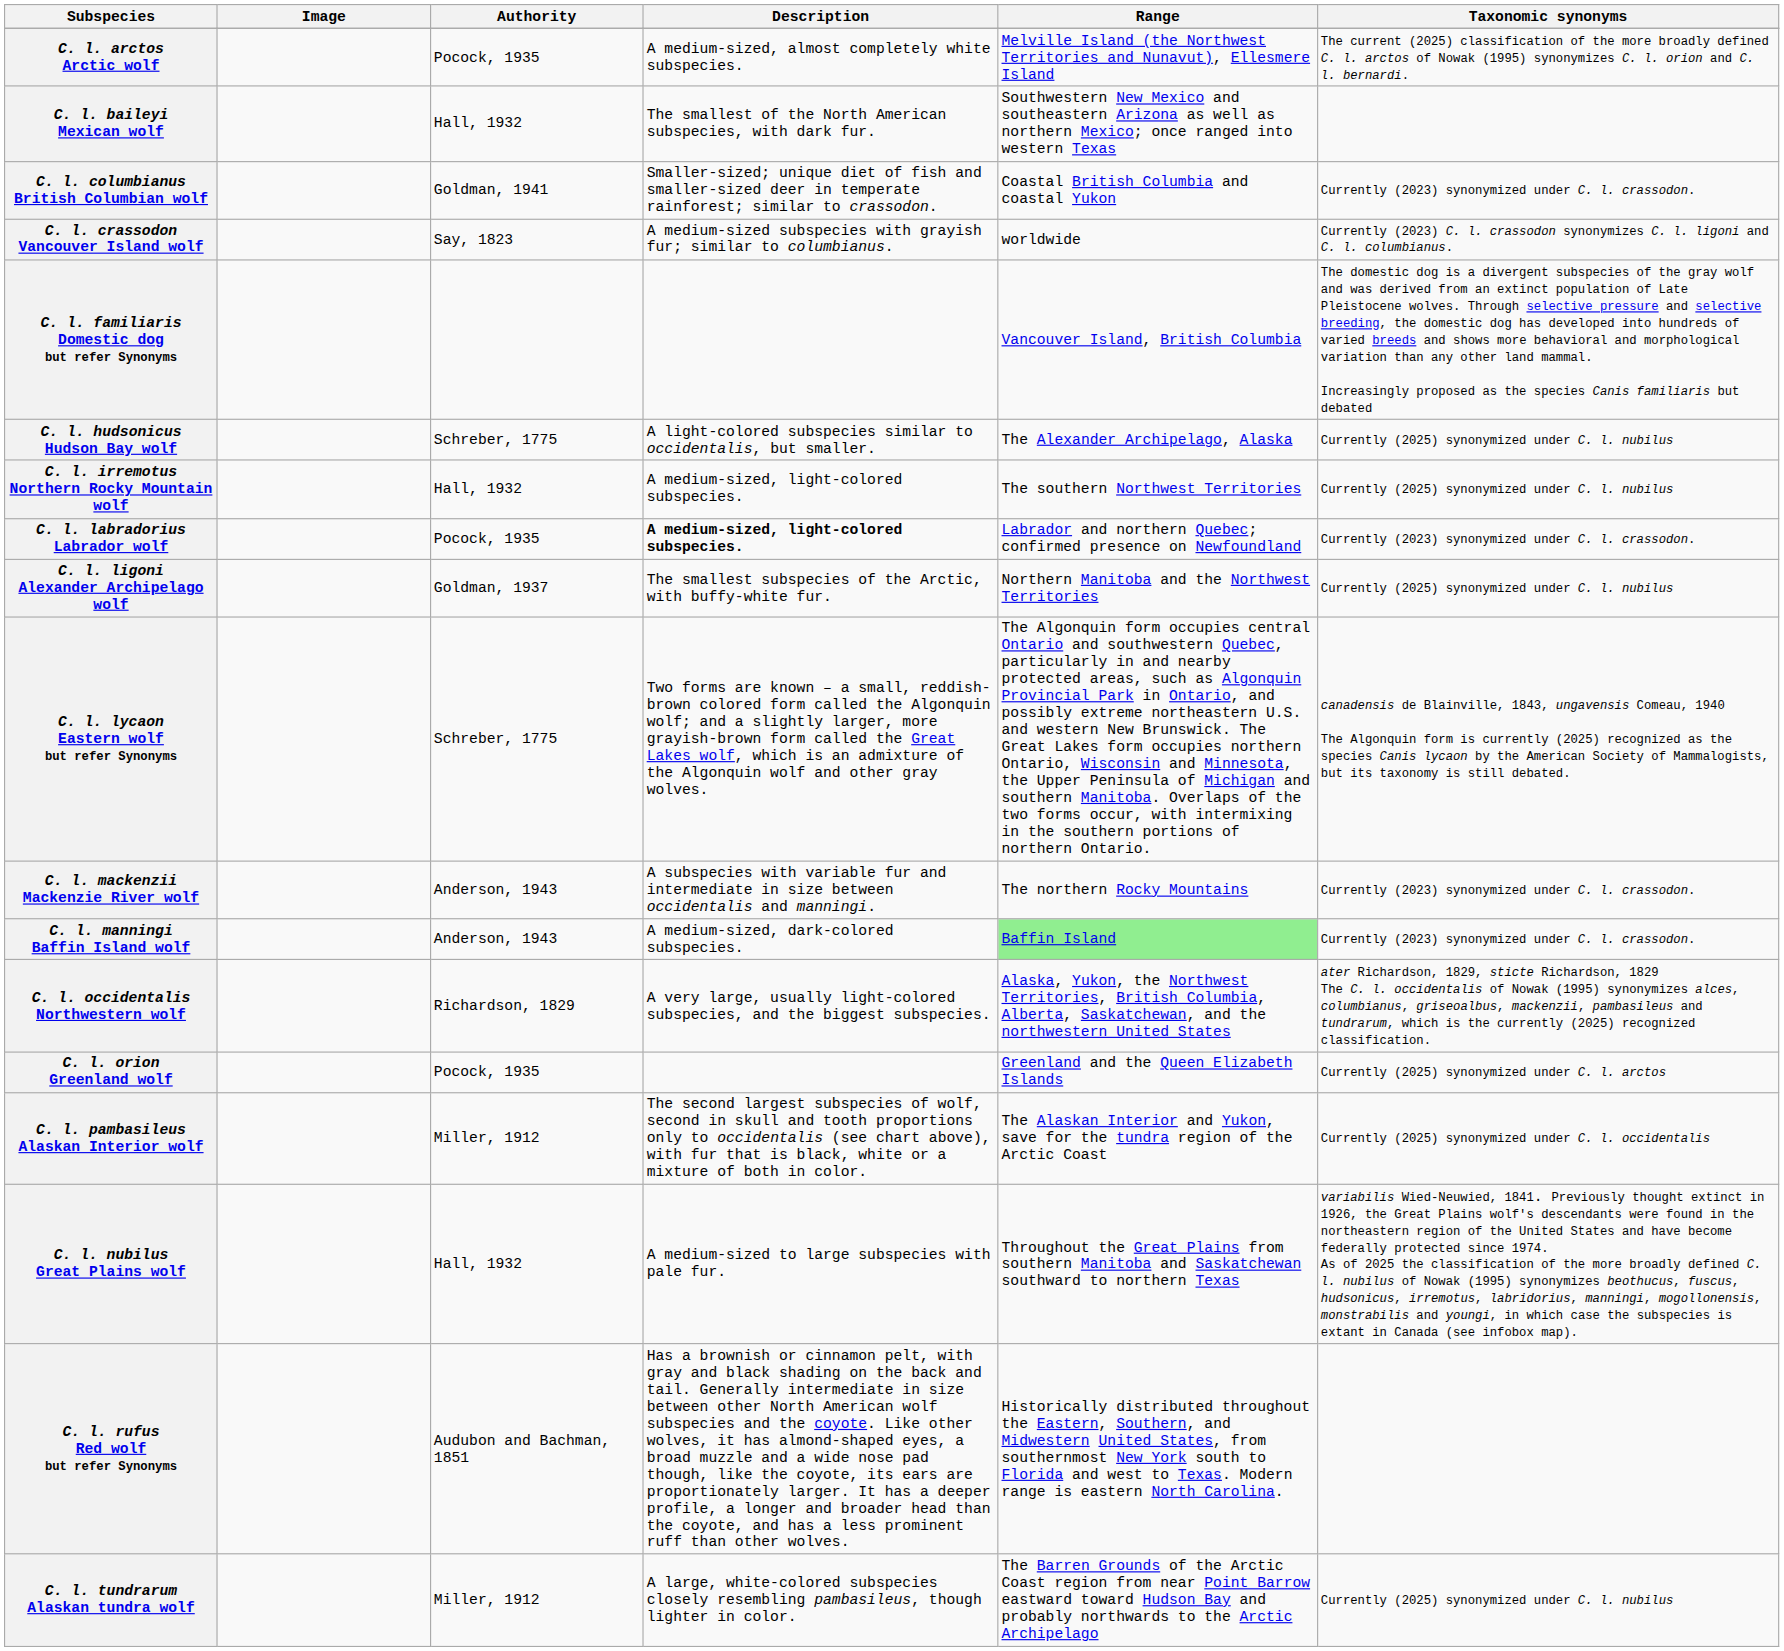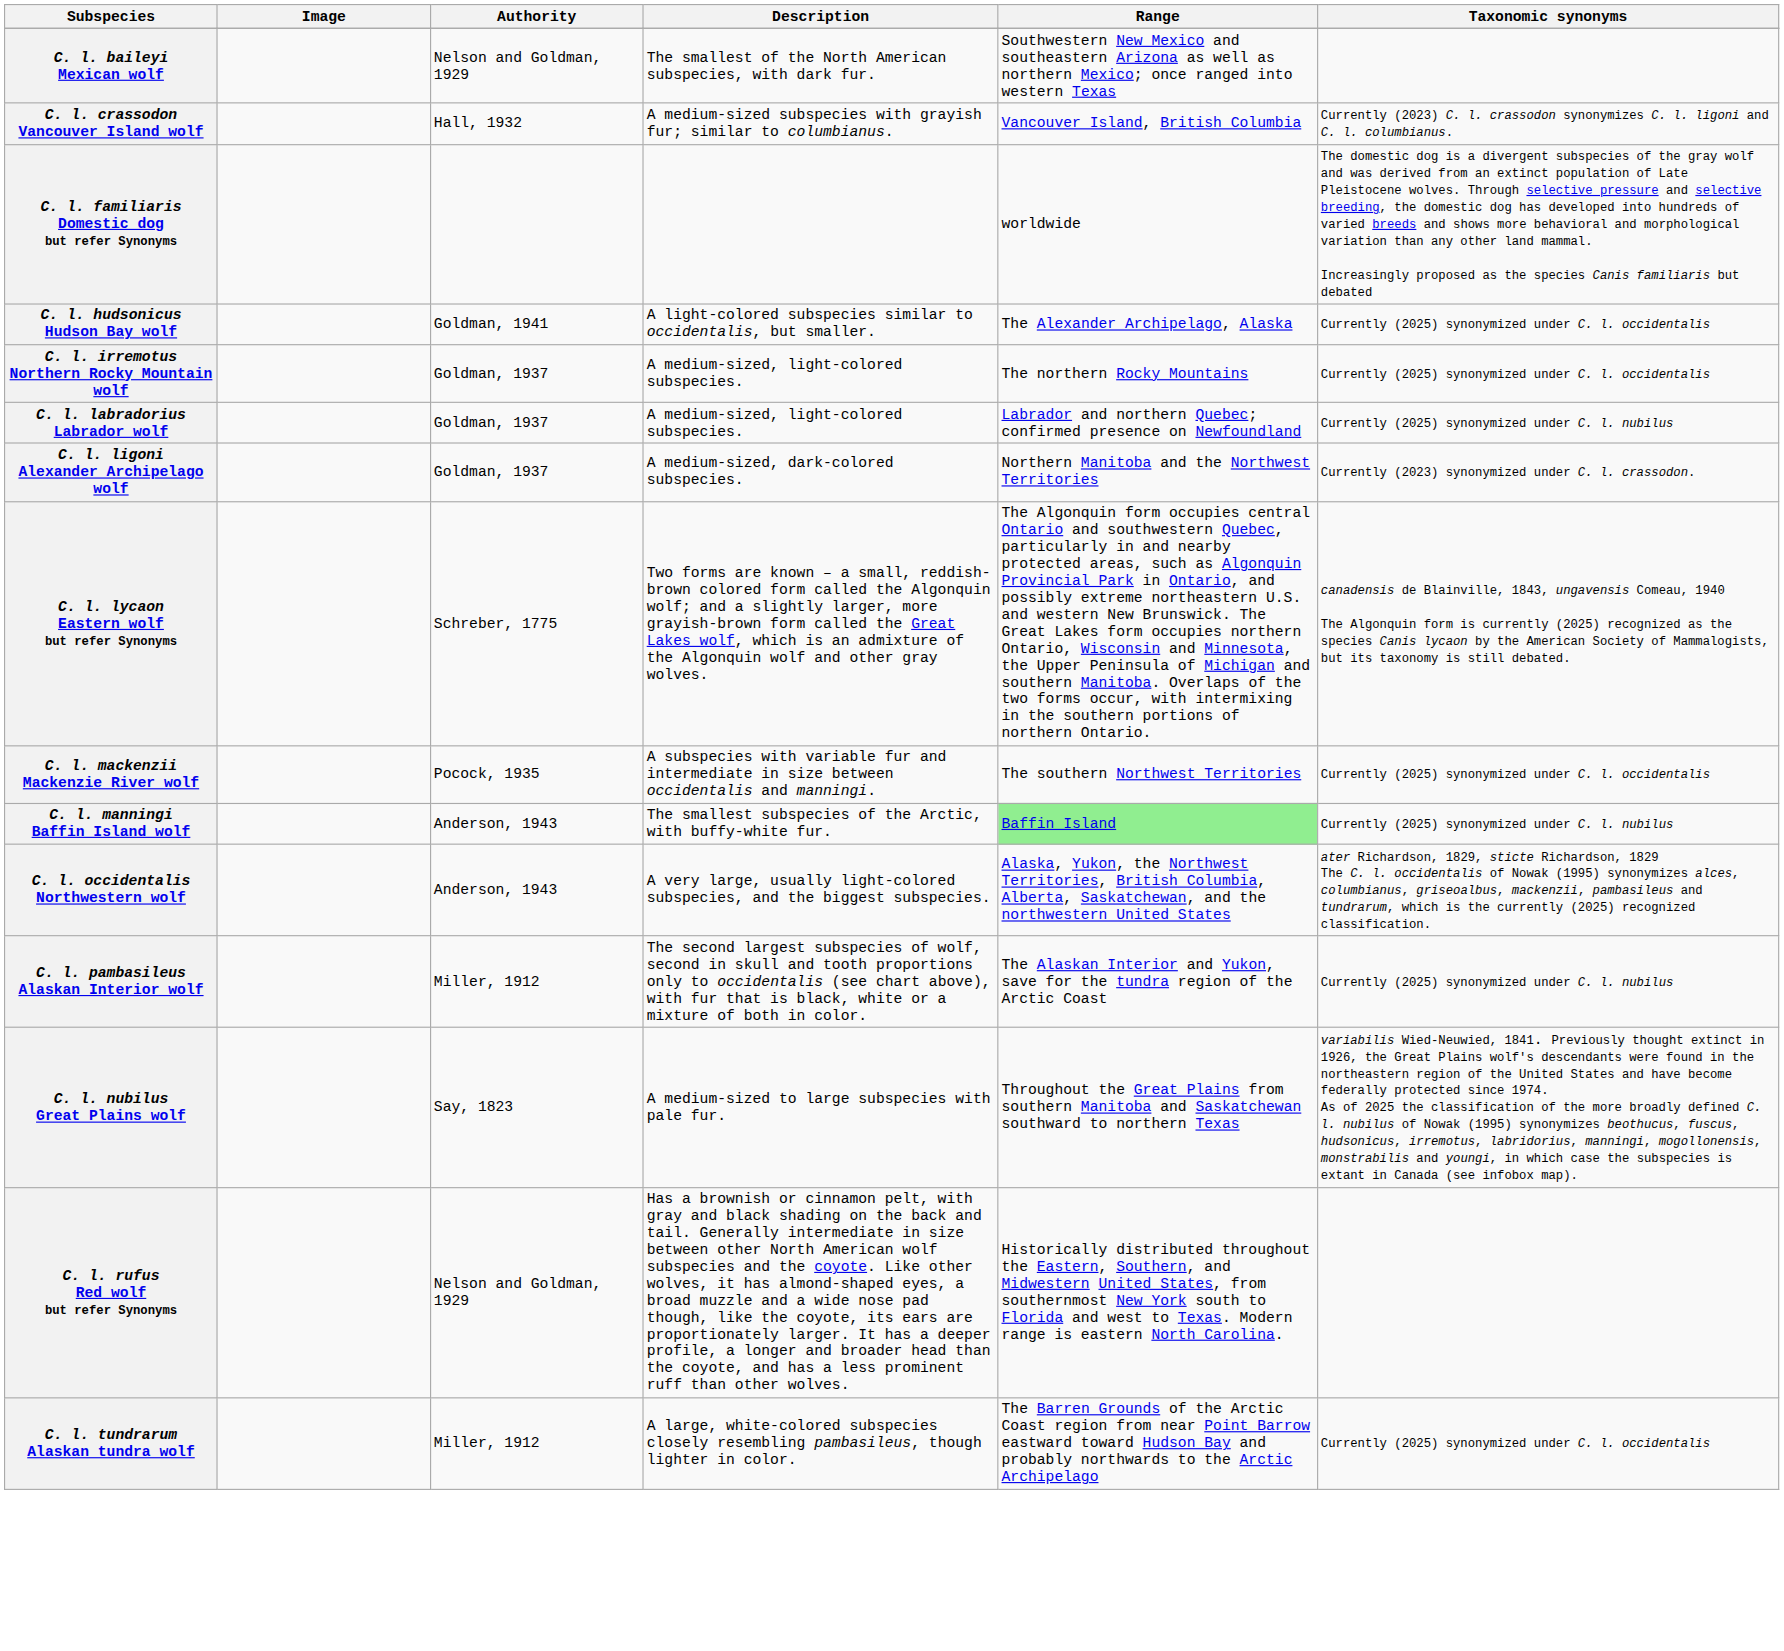- row: (111, 57)
(478, 124) Hall, 1932 -> (518, 66) Nelson and Goldman, 1929
- row: (111, 190)
(473, 239) Say, 1823 -> (478, 124) Hall, 1932
(1041, 239) worldwide -> (1151, 124) Vancouver Island, British Columbia
(1151, 340) Vancouver Island, British Columbia -> (1041, 224) worldwide
(496, 440) Schreber, 1775 -> (491, 324) Goldman, 1941
(1497, 440) Currently (2025) synonymized under C. l. nubilus -> (1515, 325) Currently (2025) synonymized under C. l. occidentalis
(478, 489) Hall, 1932 -> (491, 374) Goldman, 1937
(1151, 489) The southern Northwest Territories -> (1125, 374) The northern Rocky Mountains
(1497, 490) Currently (2025) synonymized under C. l. nubilus -> (1515, 374) Currently (2025) synonymized under C. l. occidentalis
(487, 539) Pocock, 1935 -> (491, 423) Goldman, 1937
(775, 539) bold -> (775, 423) normal
(1508, 539) Currently (2023) synonymized under C. l. crassodon. -> (1497, 423) Currently (2025) synonymized under C. l. nubilus
(814, 588) The smallest subspecies of the Arctic, with buffy-white fur. -> (770, 472) A medium-sized, dark-colored subspecies.
(1497, 589) Currently (2025) synonymized under C. l. nubilus -> (1508, 473) Currently (2023) synonymized under C. l. crassodon.
(496, 890) Anderson, 1943 -> (487, 774) Pocock, 1935
(1125, 890) The northern Rocky Mountains -> (1151, 774) The southern Northwest Territories
(1508, 891) Currently (2023) synonymized under C. l. crassodon. -> (1515, 775) Currently (2025) synonymized under C. l. occidentalis
(770, 939) A medium-sized, dark-colored subspecies. -> (814, 824) The smallest subspecies of the Arctic, with buffy-white fur.
(1508, 940) Currently (2023) synonymized under C. l. crassodon. -> (1497, 824) Currently (2025) synonymized under C. l. nubilus
(504, 1006) Richardson, 1829 -> (496, 890) Anderson, 1943
- row: (111, 1072)
(1515, 1139) Currently (2025) synonymized under C. l. occidentalis -> (1497, 982) Currently (2025) synonymized under C. l. nubilus
(478, 1264) Hall, 1932 -> (473, 1107) Say, 1823
(522, 1449) Audubon and Bachman, 1851 -> (518, 1292) Nelson and Goldman, 1929
(1497, 1601) Currently (2025) synonymized under C. l. nubilus -> (1515, 1444) Currently (2025) synonymized under C. l. occidentalis
